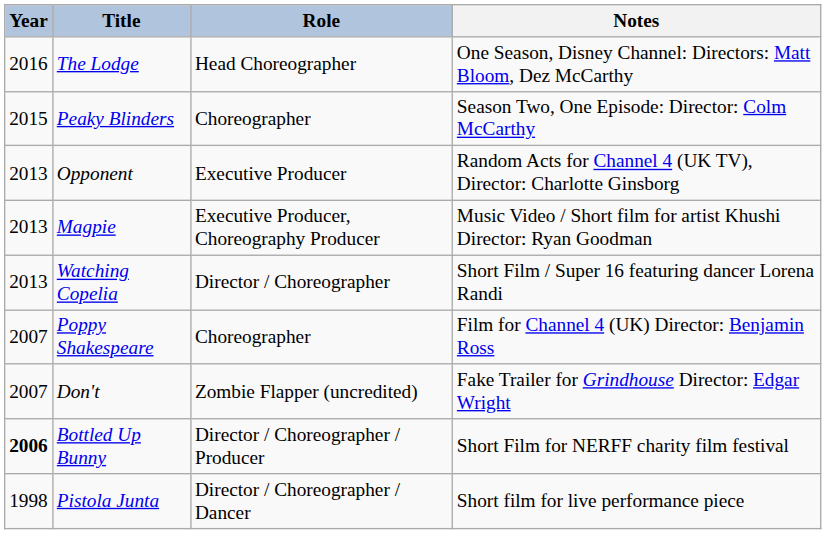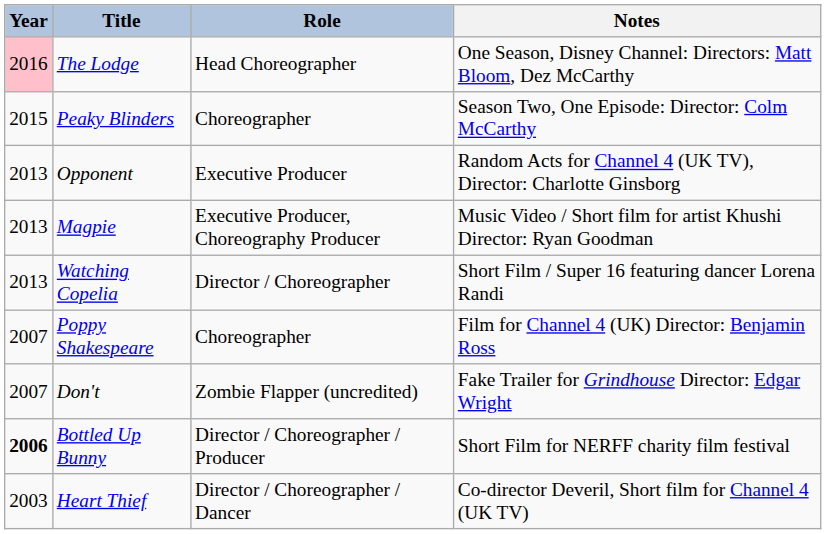(28, 64) no background -> (28, 64) pink background
+ row: (102, 500)
- row: (108, 500)
